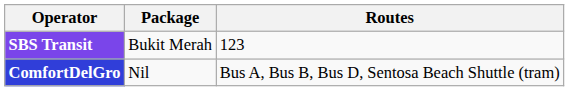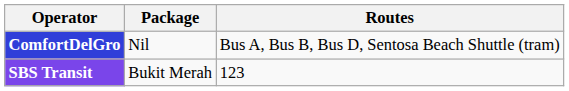rows swapped: (65, 71) <-> (50, 44)
